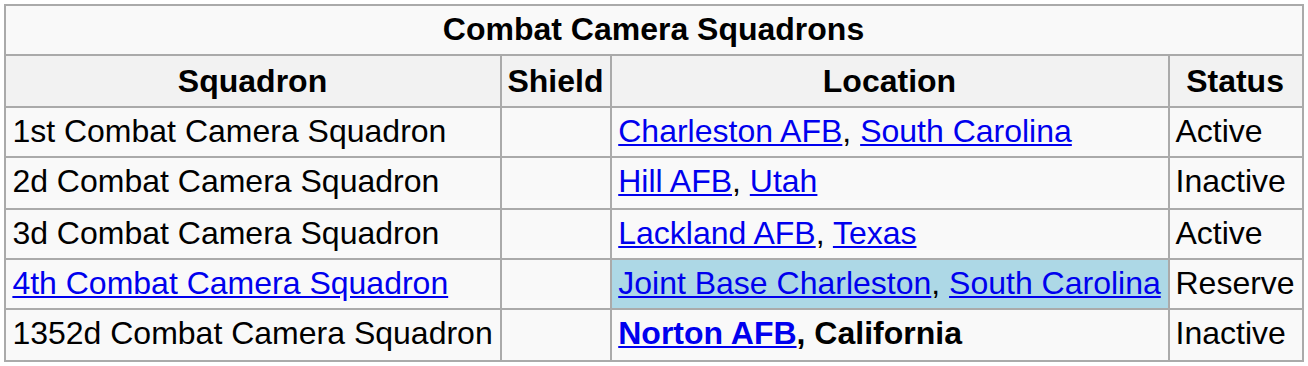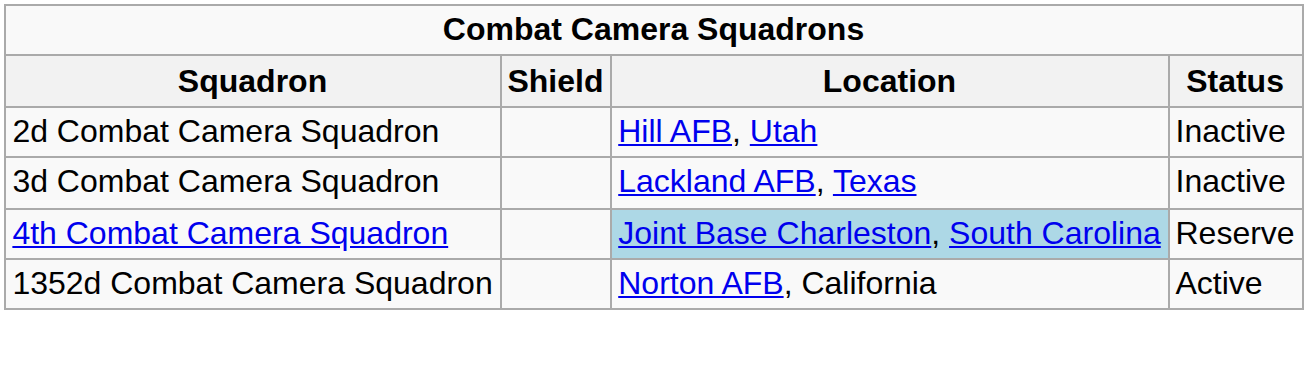- row: (229, 131)
(1219, 232) Active -> (1231, 182) Inactive
(790, 334) bold -> (777, 283) normal
(1231, 334) Inactive -> (1219, 283) Active
